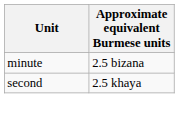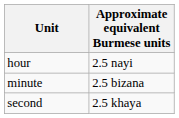+ row: (19, 63)
